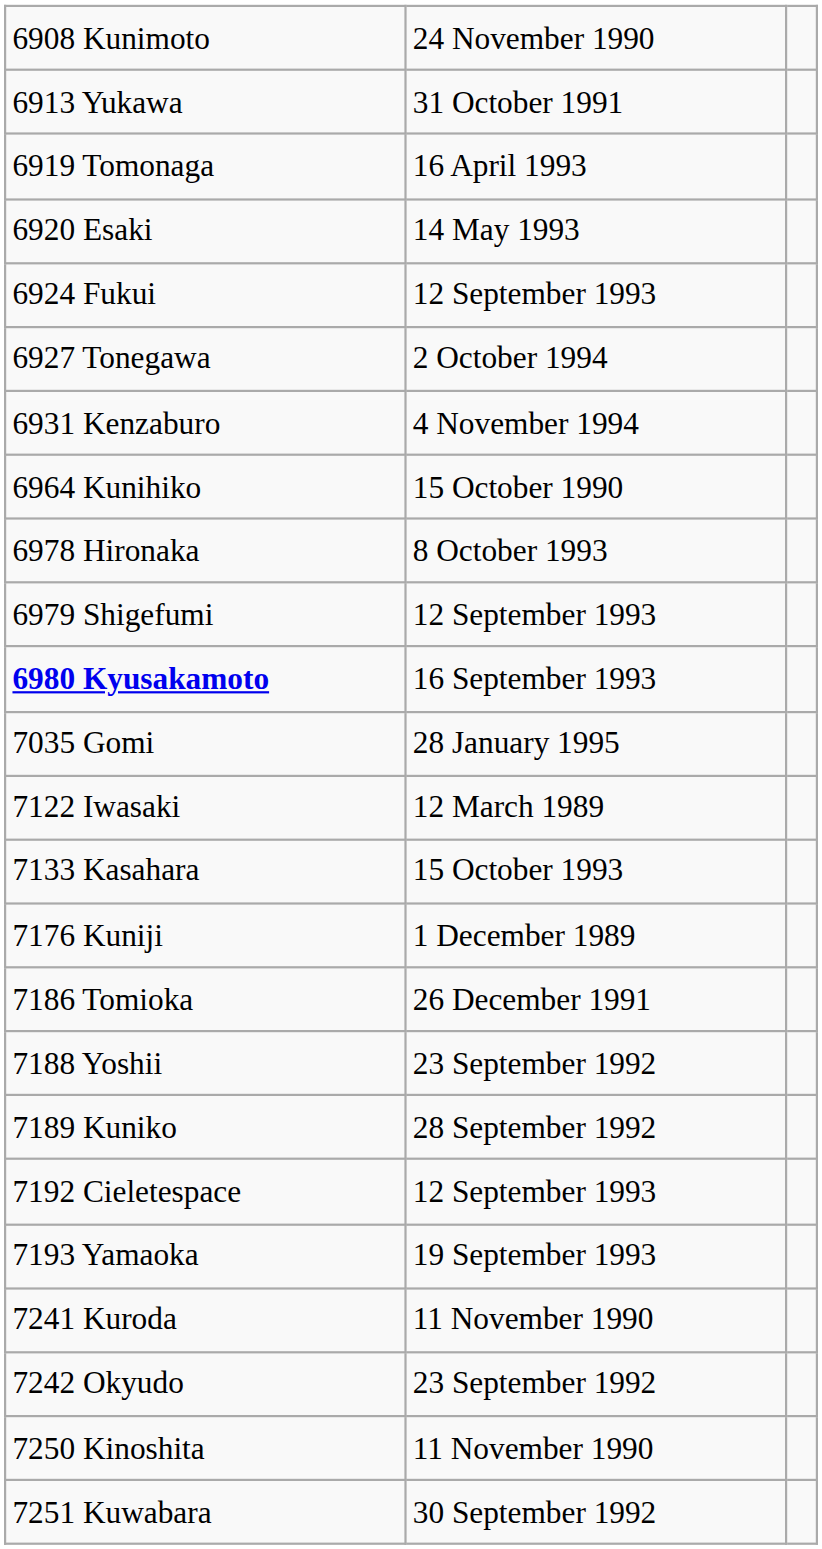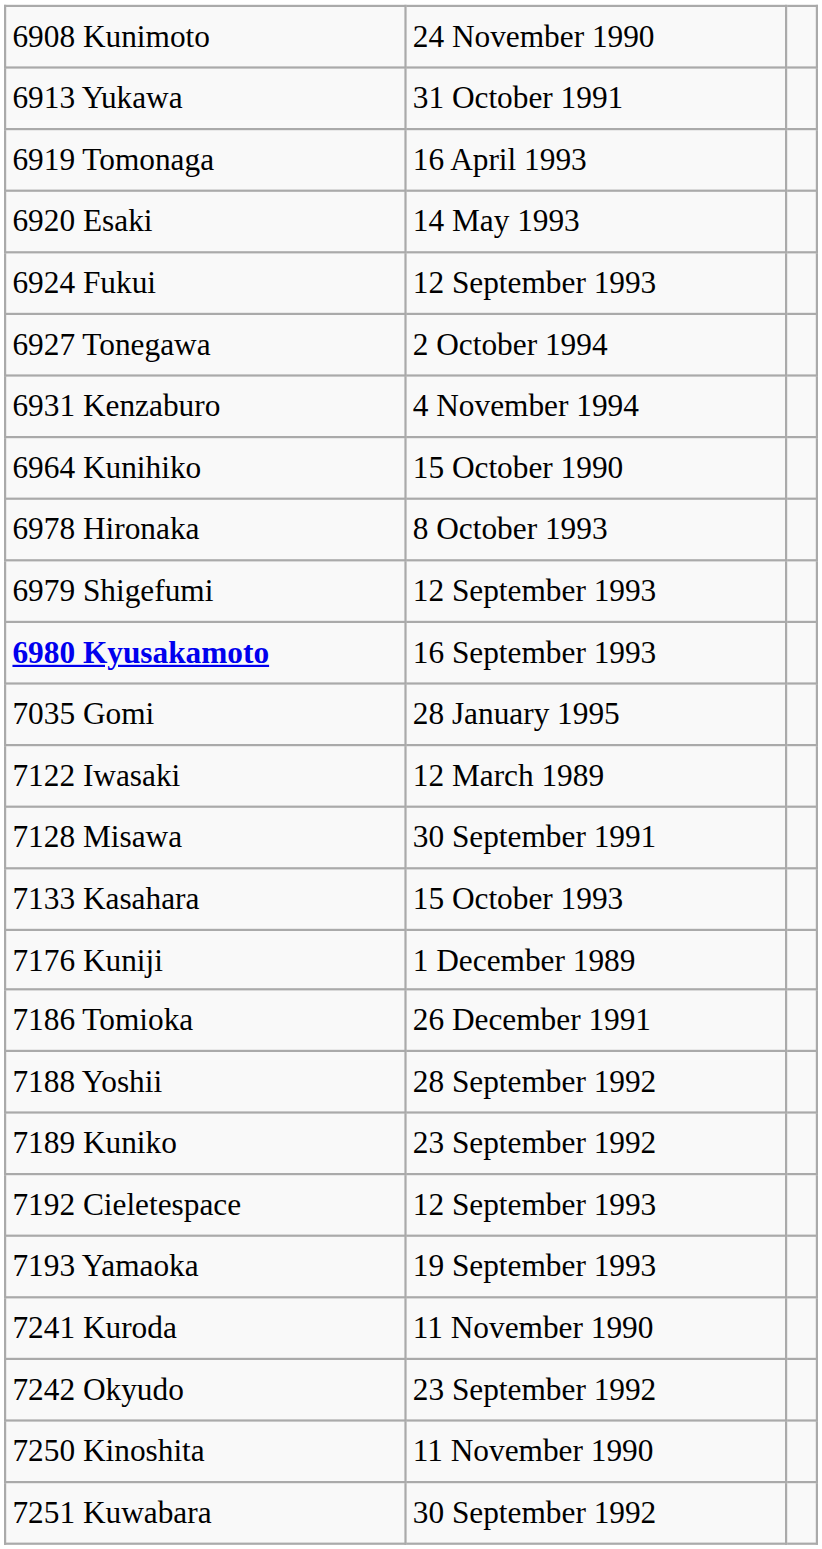+ row: (97, 836)
(535, 1063) 23 September 1992 -> (535, 1081) 28 September 1992
(535, 1127) 28 September 1992 -> (535, 1143) 23 September 1992
